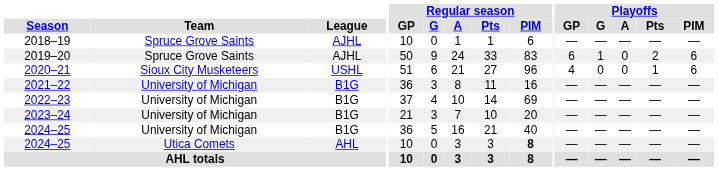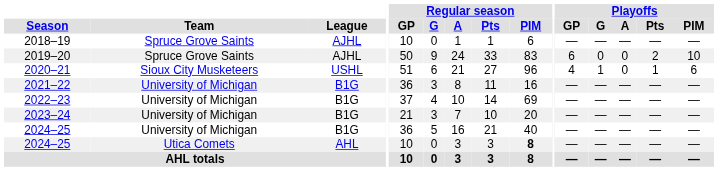(601, 55) 1 -> (601, 55) 0
(694, 55) 6 -> (694, 55) 10
(601, 70) 0 -> (601, 70) 1
